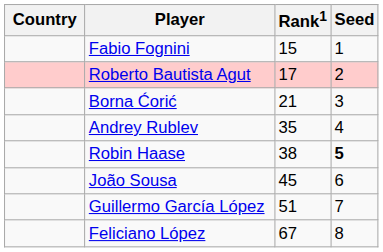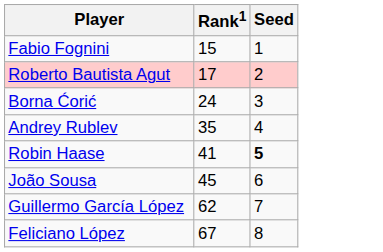- column: (45, 19)
(288, 101) 21 -> (207, 101) 24
(288, 154) 38 -> (207, 154) 41
(288, 206) 51 -> (207, 206) 62
